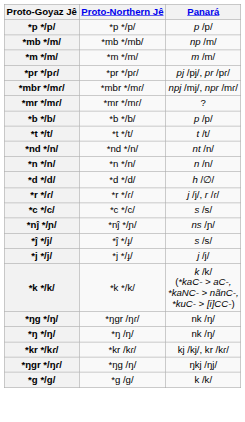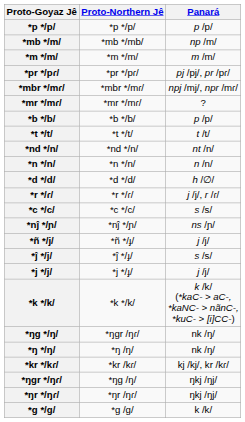+ row: (42, 241)
+ row: (42, 395)
